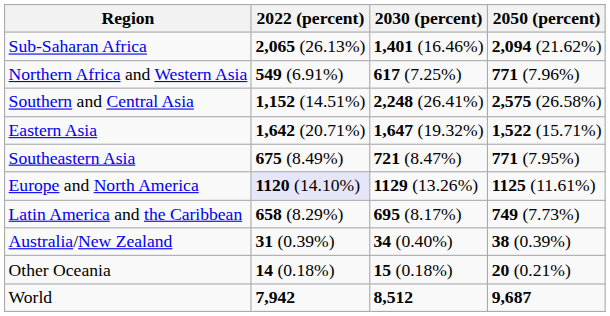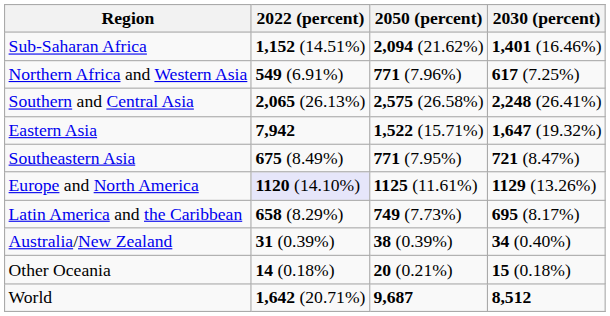columns swapped: (429, 18) <-> (547, 18)
(310, 46) 2,065 (26.13%) -> (310, 46) 1,152 (14.51%)
(310, 102) 1,152 (14.51%) -> (310, 102) 2,065 (26.13%)
(310, 130) 1,642 (20.71%) -> (275, 130) 7,942
(275, 297) 7,942 -> (310, 297) 1,642 (20.71%)
